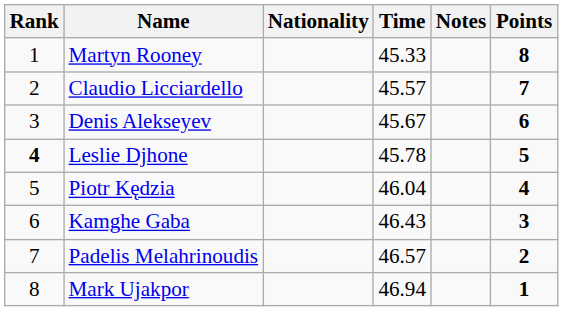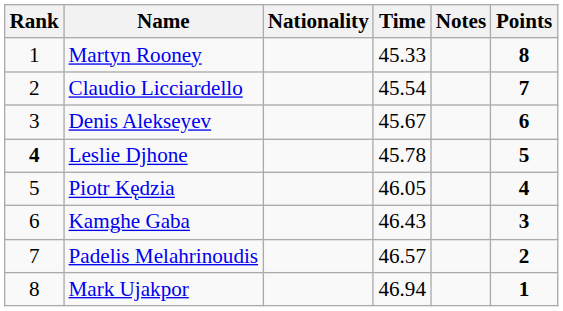(402, 88) 45.57 -> (402, 88) 45.54
(402, 188) 46.04 -> (402, 188) 46.05
